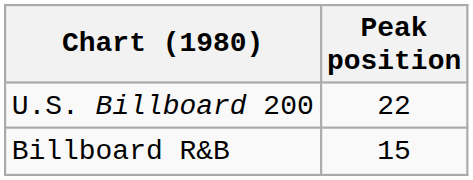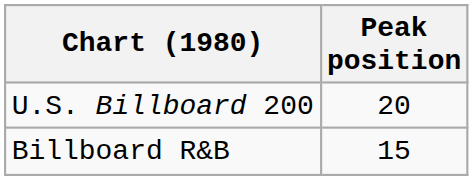(394, 106) 22 -> (394, 106) 20
